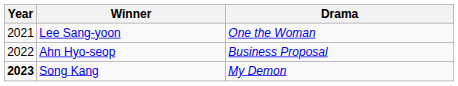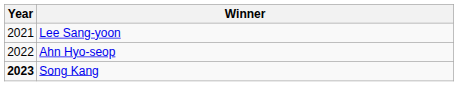- column: (340, 14)
